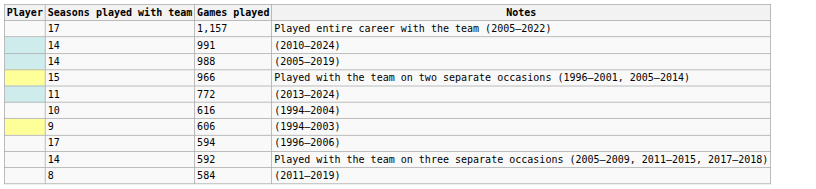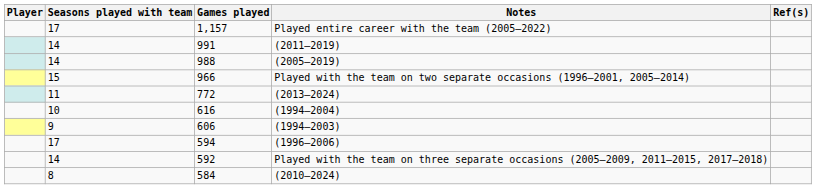+ column: (791, 13)
(307, 45) (2010–2024) -> (307, 45) (2011–2019)
(307, 176) (2011–2019) -> (307, 176) (2010–2024)
